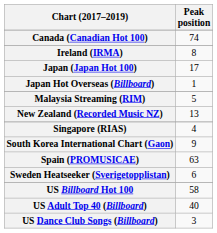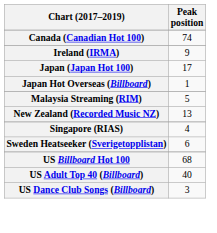(194, 53) 8 -> (187, 53) 9
- row: (90, 144)
- row: (90, 159)
(194, 190) 58 -> (187, 159) 68
